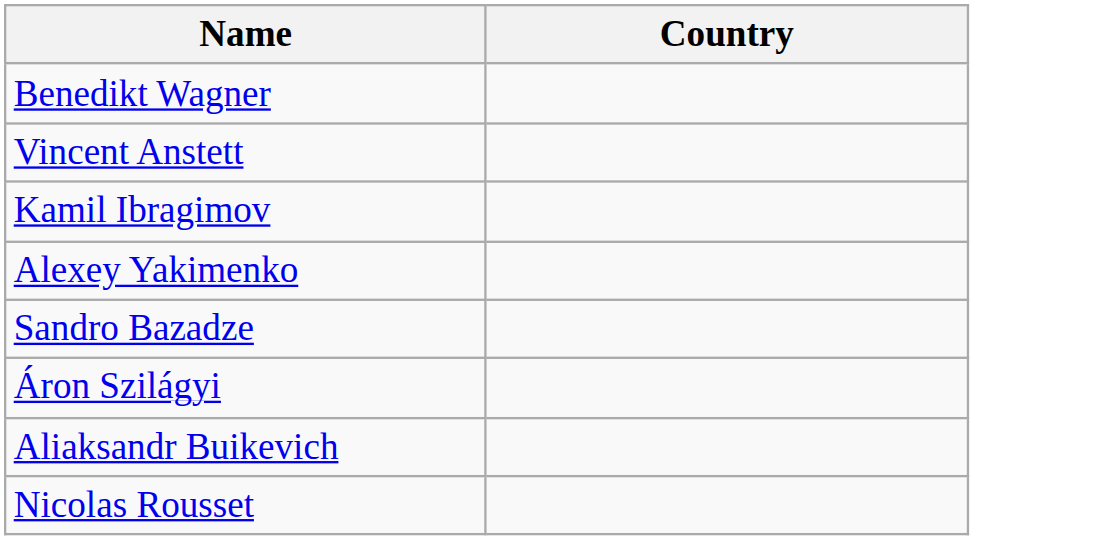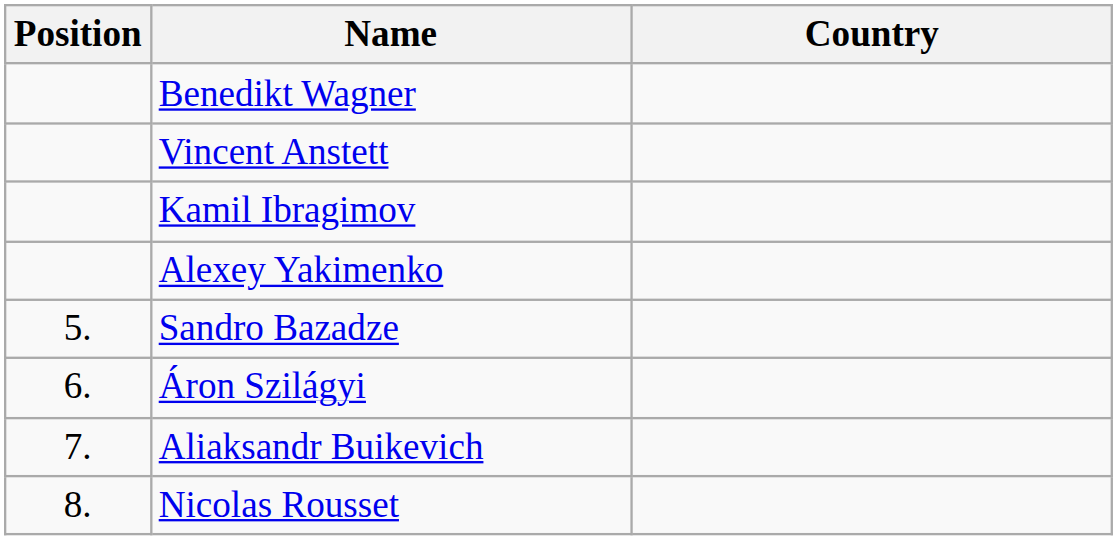+ column: (78, 33)
